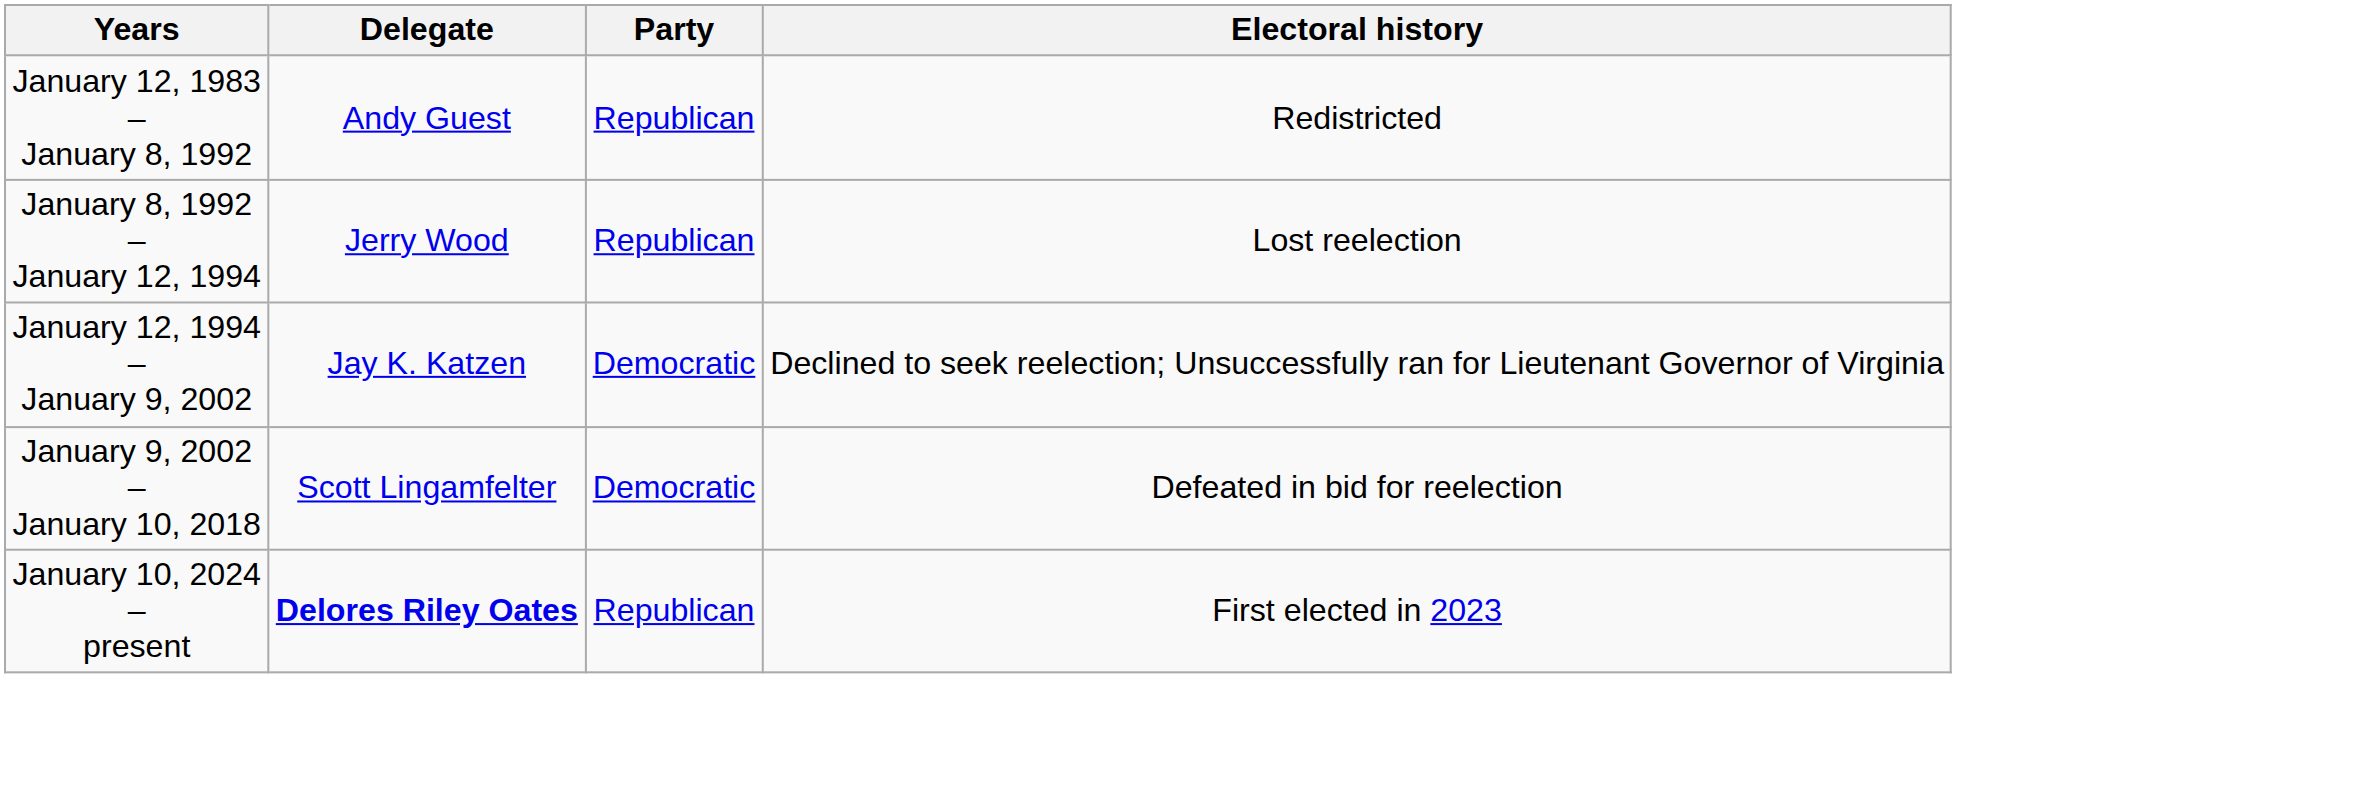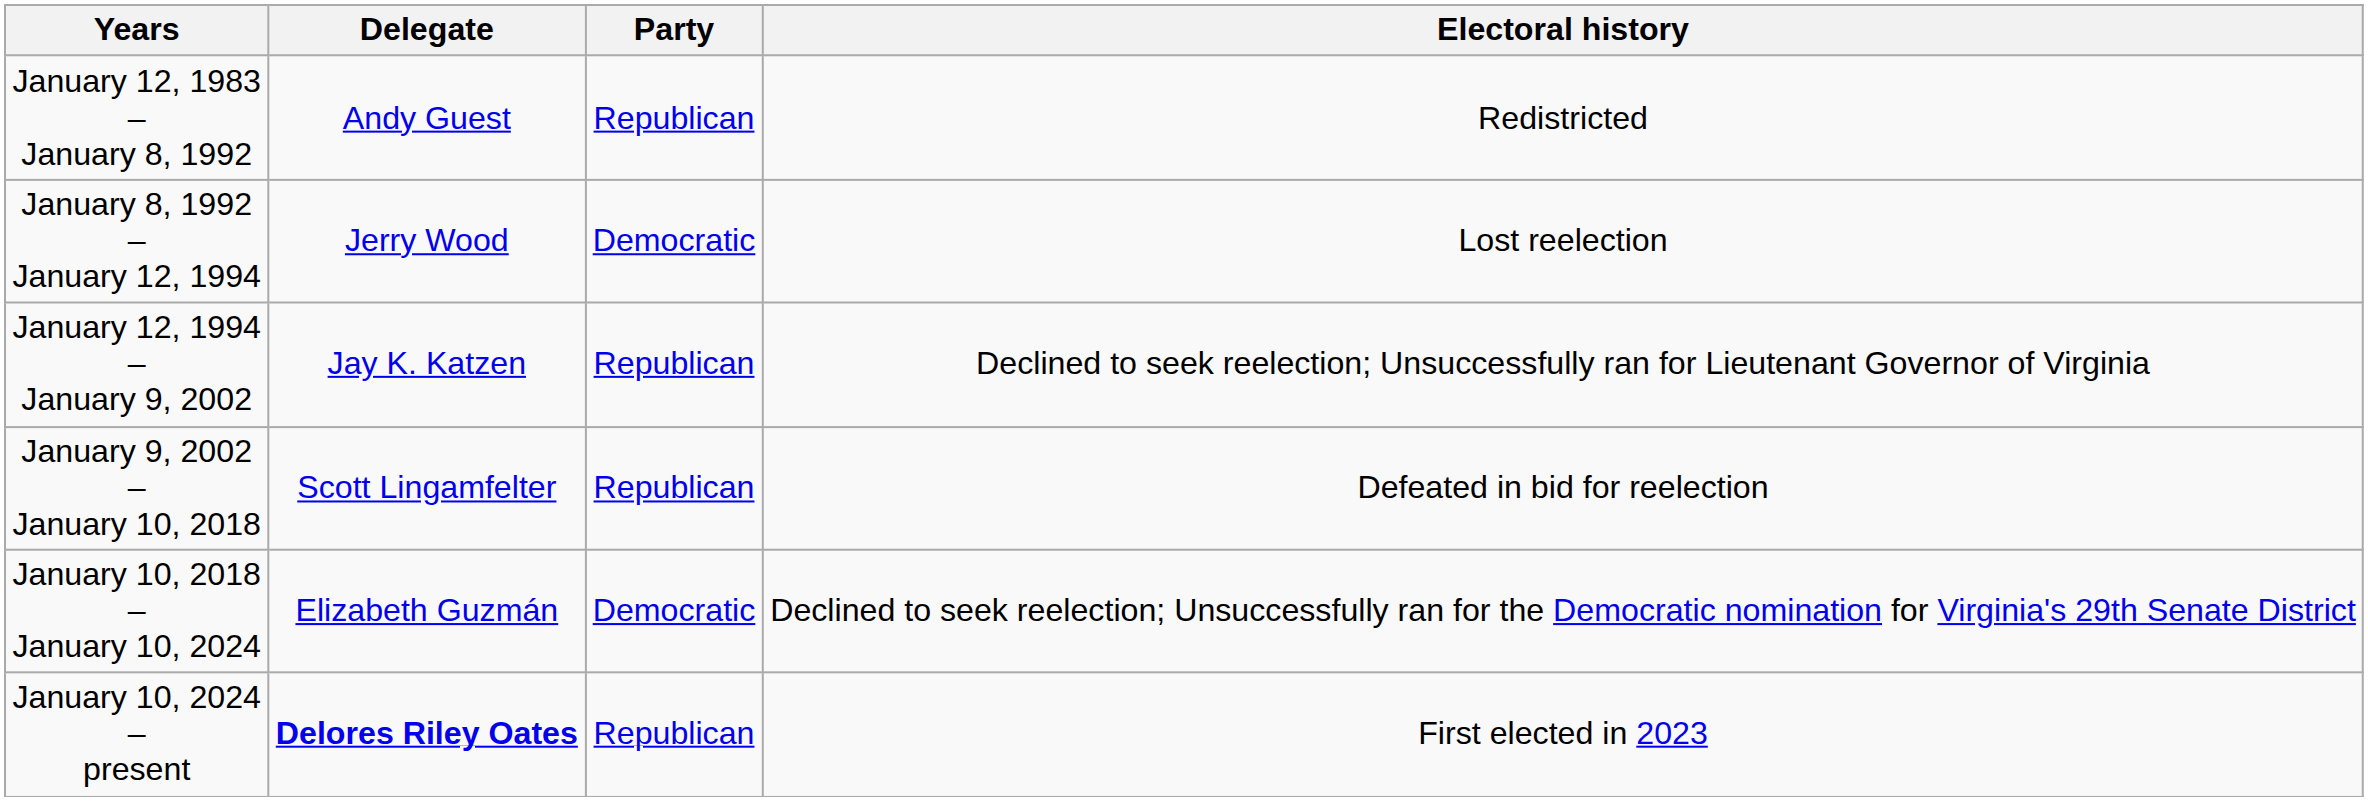(674, 240) Republican -> (674, 240) Democratic
(674, 363) Democratic -> (674, 363) Republican
(674, 487) Democratic -> (674, 487) Republican
+ row: (137, 610)
